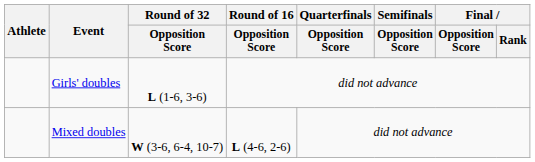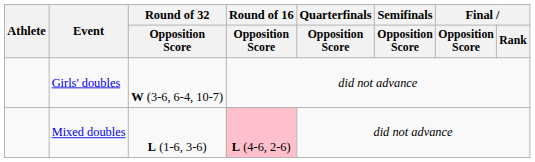(177, 97) L (1-6, 3-6) -> (177, 97) W (3-6, 6-4, 10-7)
(177, 147) W (3-6, 6-4, 10-7) -> (177, 147) L (1-6, 3-6)
(261, 147) no background -> (261, 147) pink background
